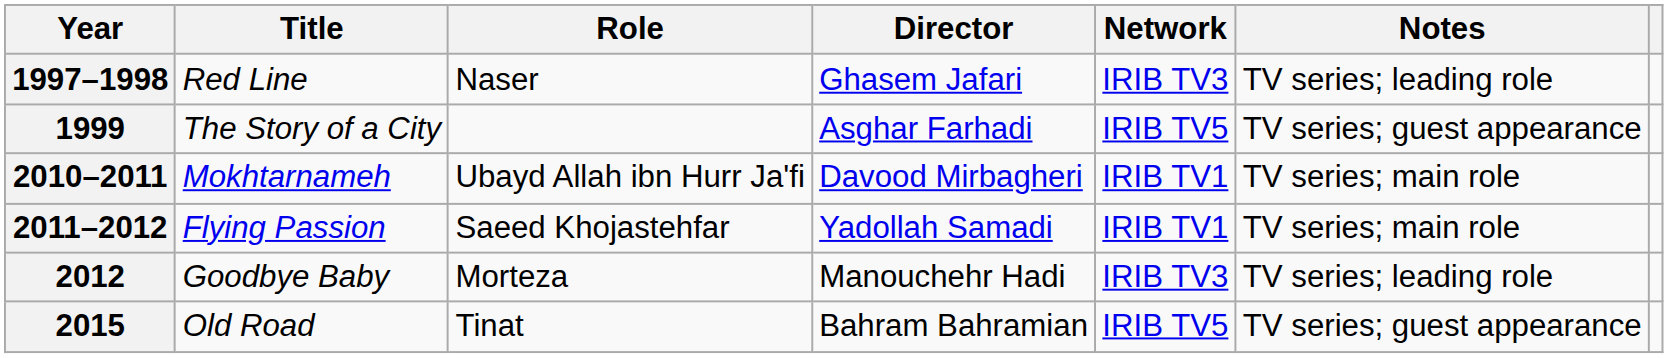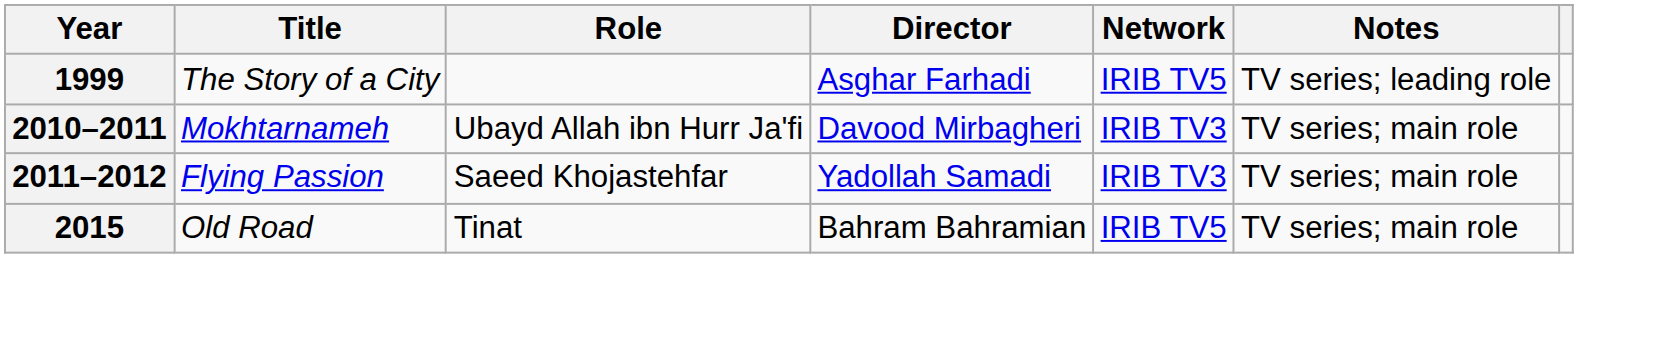- row: (90, 78)
(1442, 128) TV series; guest appearance -> (1396, 78) TV series; leading role
(1165, 177) IRIB TV1 -> (1164, 128) IRIB TV3
(1165, 227) IRIB TV1 -> (1164, 177) IRIB TV3
- row: (90, 276)
(1442, 326) TV series; guest appearance -> (1380, 227) TV series; main role
